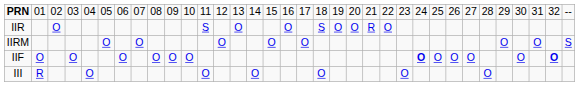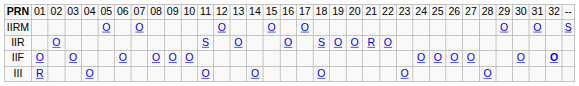rows swapped: (18, 27) <-> (18, 43)
(421, 58) bold -> (421, 58) normal
